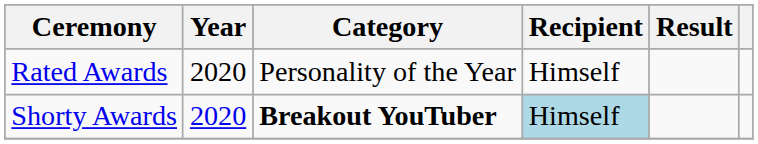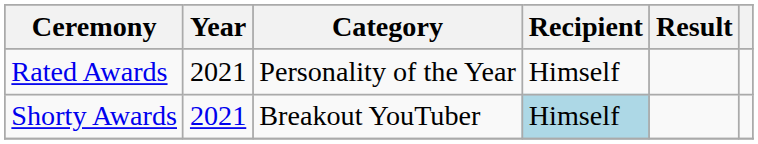(218, 71) 2020 -> (218, 71) 2021
(218, 116) 2020 -> (218, 116) 2021
(378, 116) bold -> (370, 116) normal
